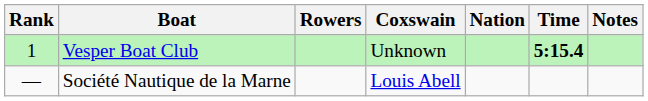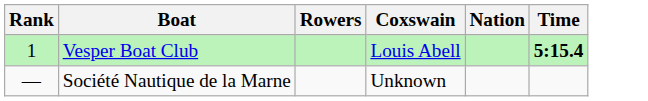- column: (615, 19)
(408, 50) Unknown -> (416, 50) Louis Abell
(416, 80) Louis Abell -> (408, 80) Unknown
